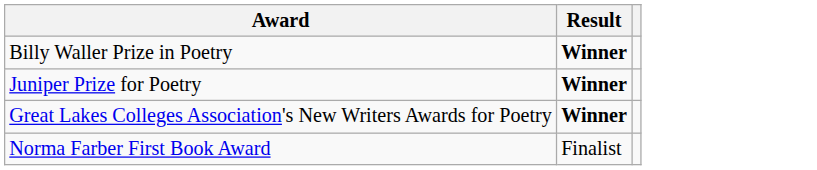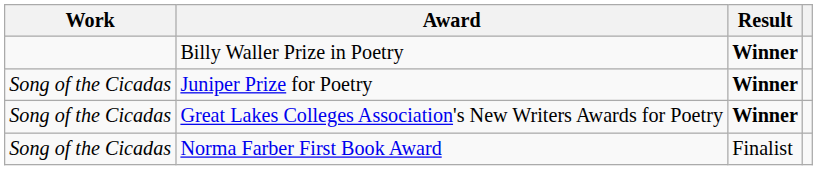+ column: (90, 20)
